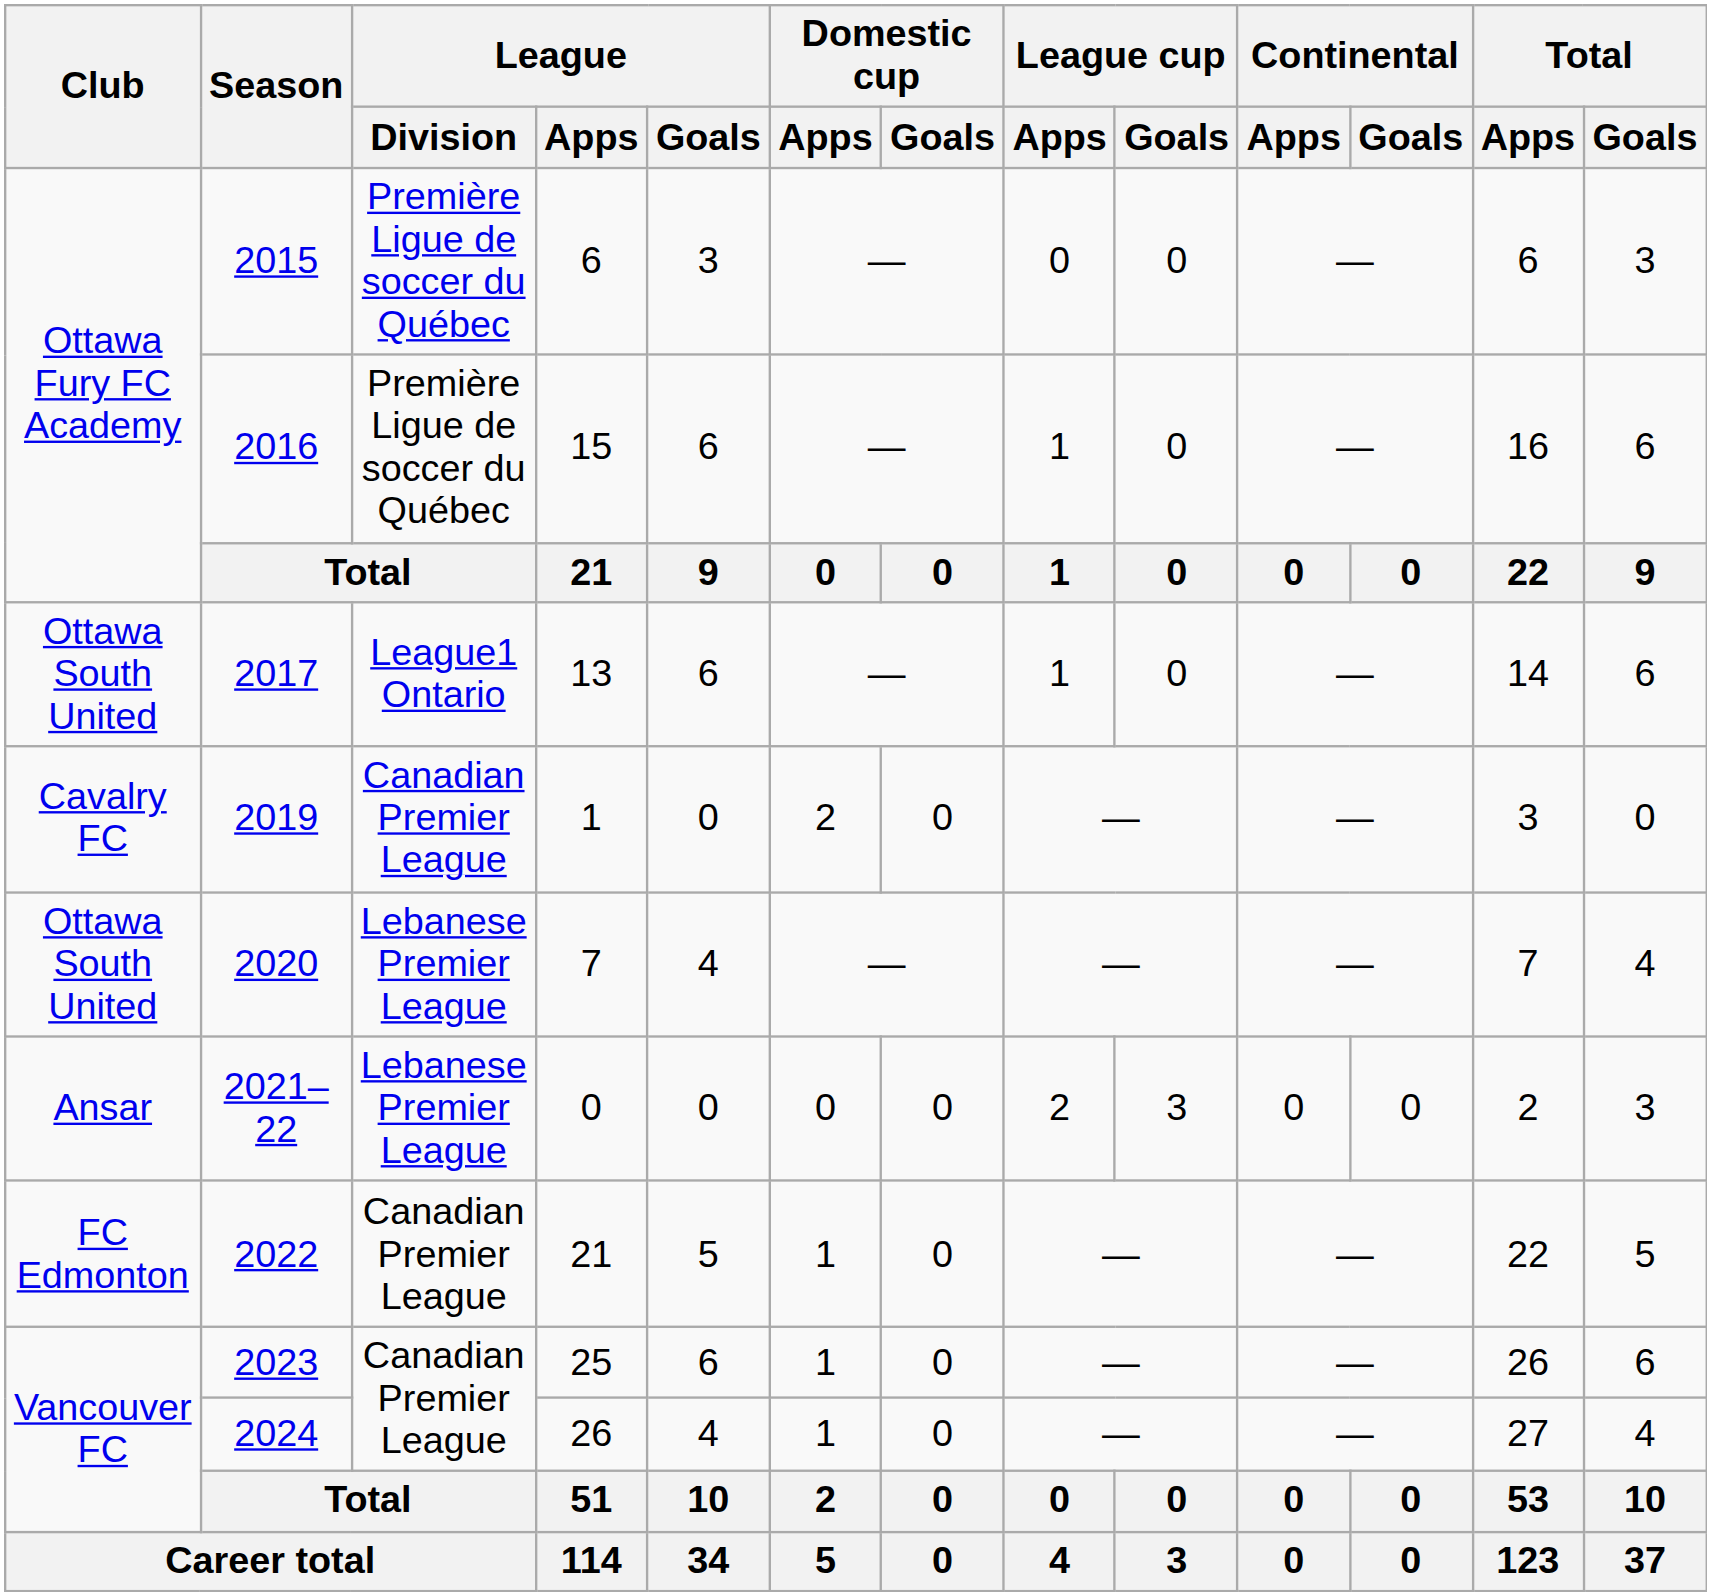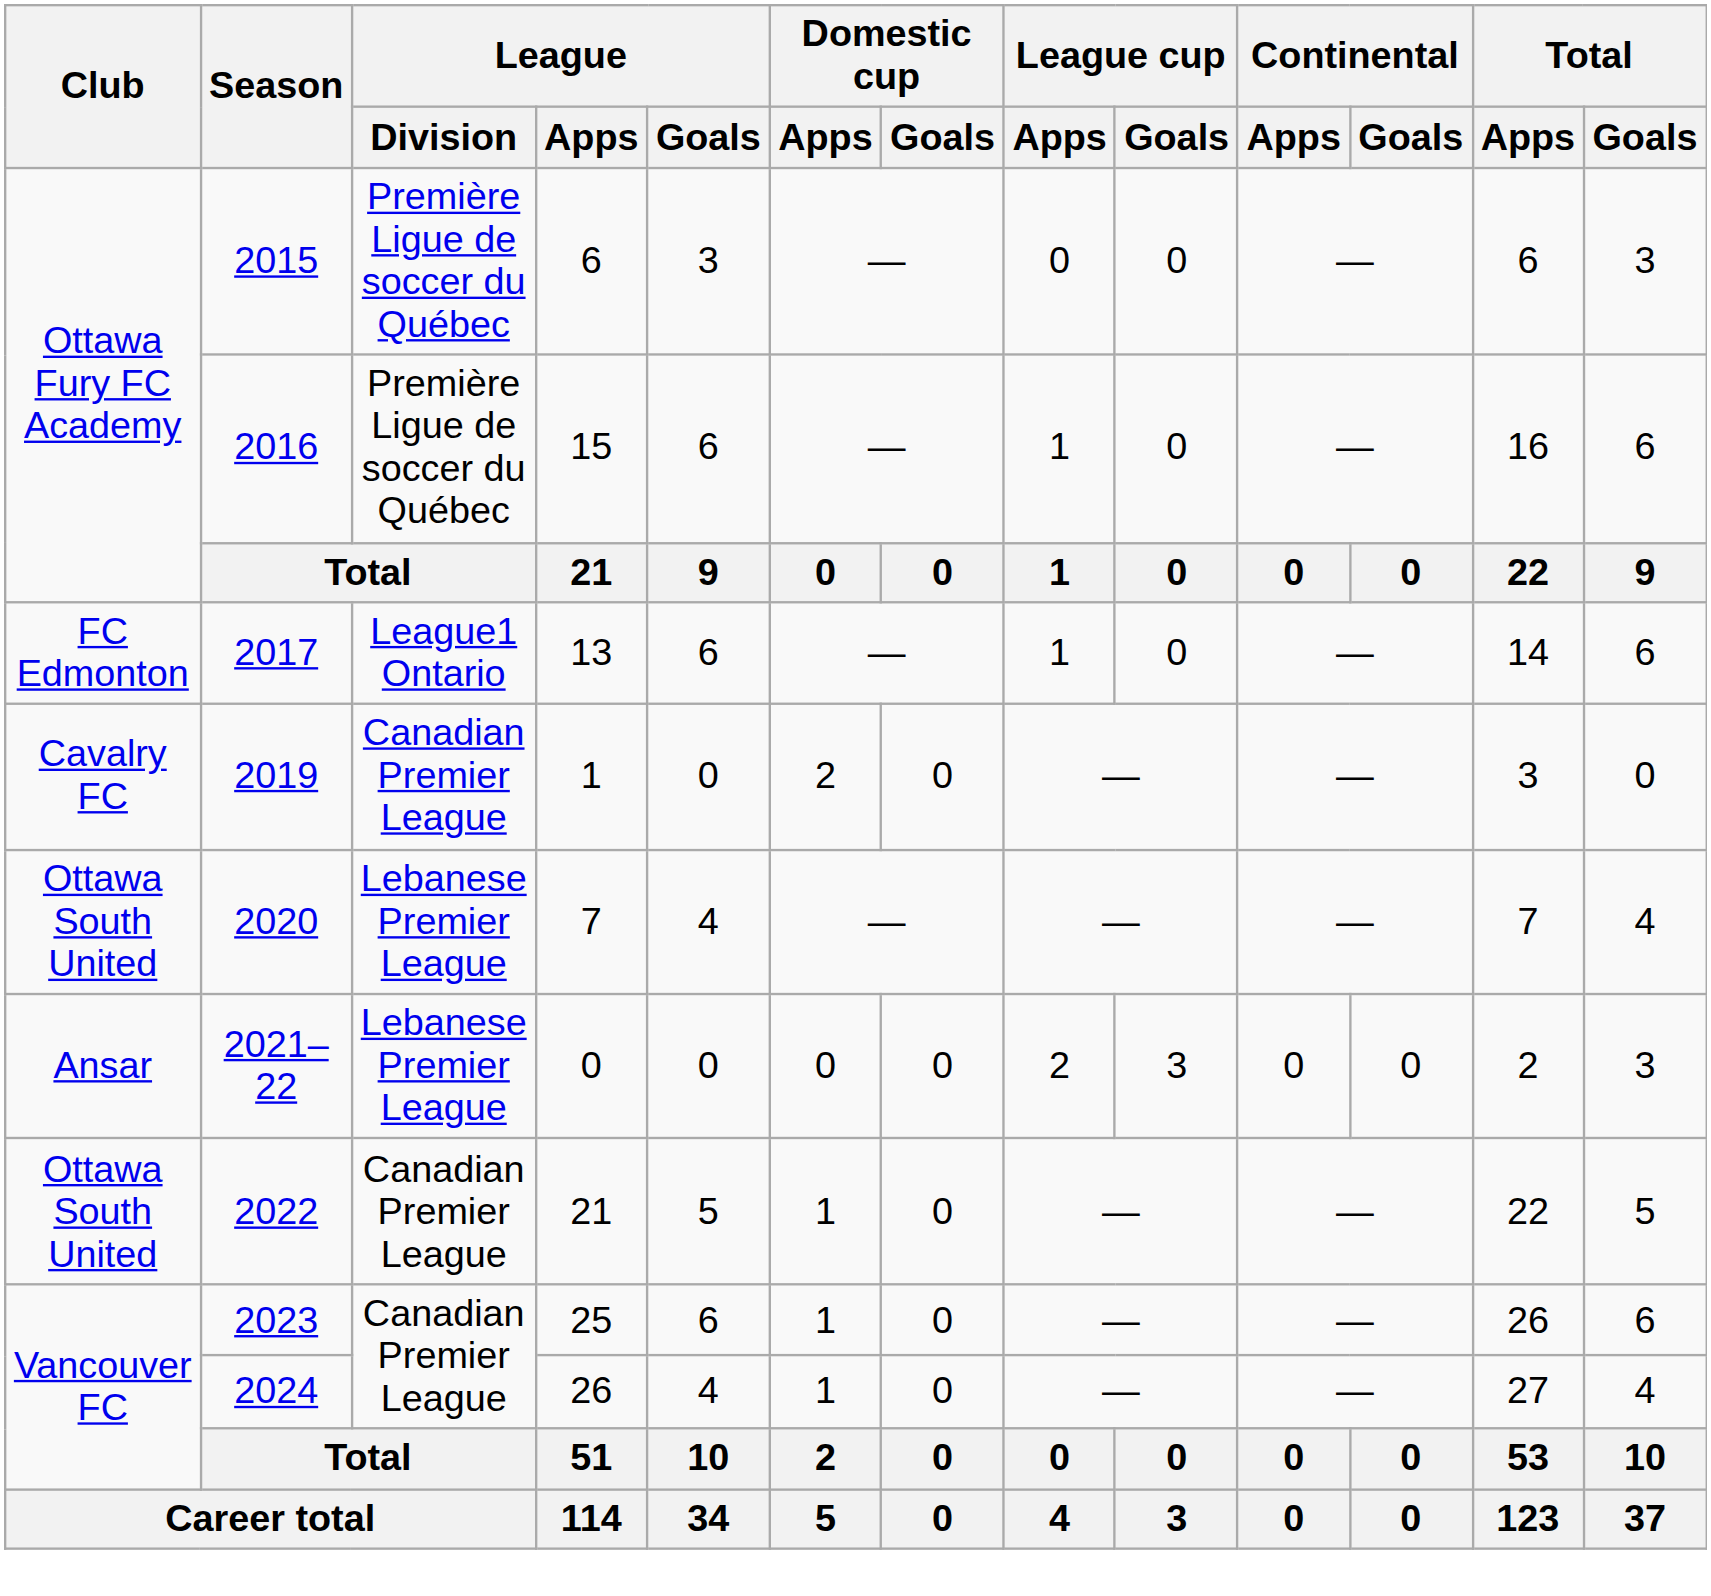(103, 673) Ottawa South United -> (103, 652) FC Edmonton
(103, 1253) FC Edmonton -> (103, 1210) Ottawa South United
